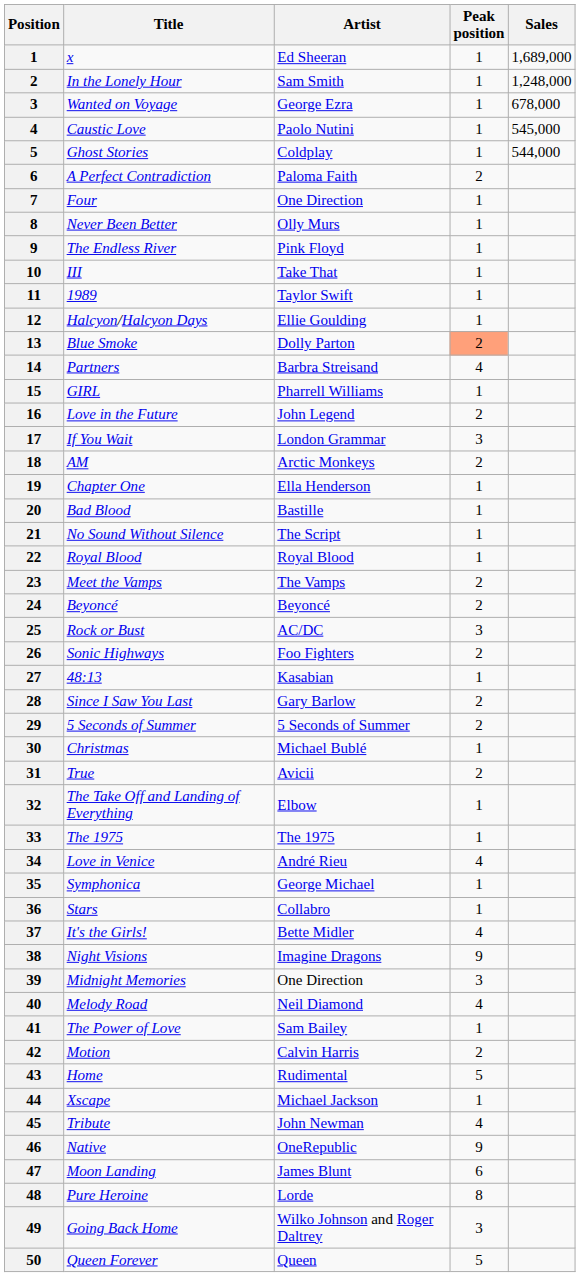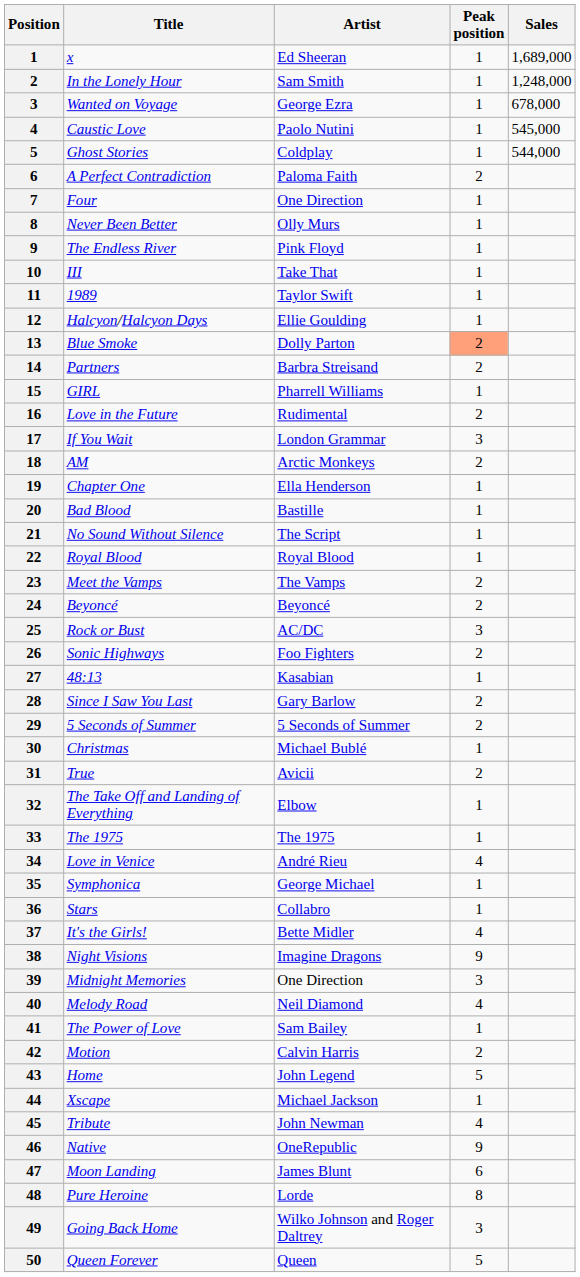(479, 367) 4 -> (479, 367) 2
(316, 414) John Legend -> (312, 414) Rudimental
(312, 1075) Rudimental -> (316, 1075) John Legend
